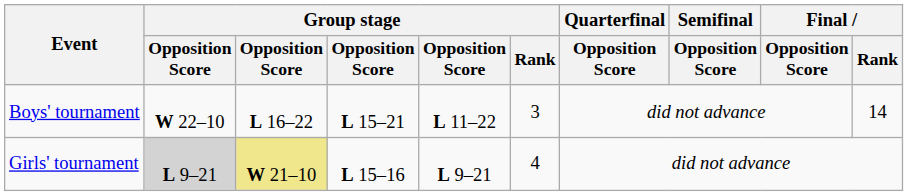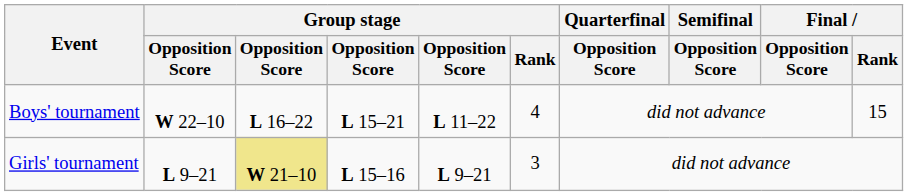(535, 111) 3 -> (535, 111) 4
(877, 111) 14 -> (877, 111) 15
(190, 174) lightgrey background -> (190, 174) no background
(535, 164) 4 -> (535, 164) 3
